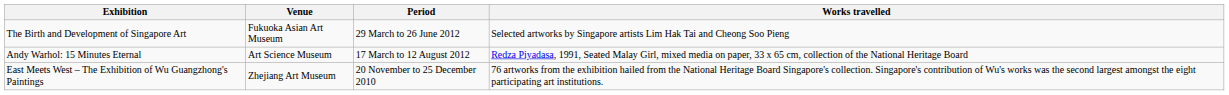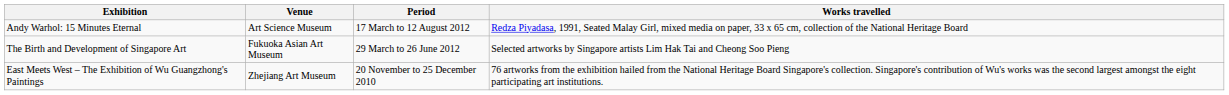rows swapped: (74, 54) <-> (96, 33)
